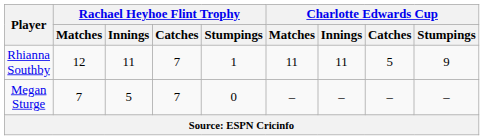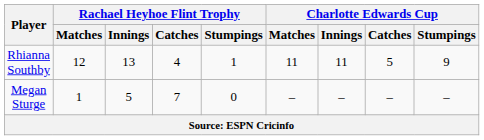(129, 62) 11 -> (129, 62) 13
(177, 62) 7 -> (177, 62) 4
(79, 97) 7 -> (79, 97) 1
